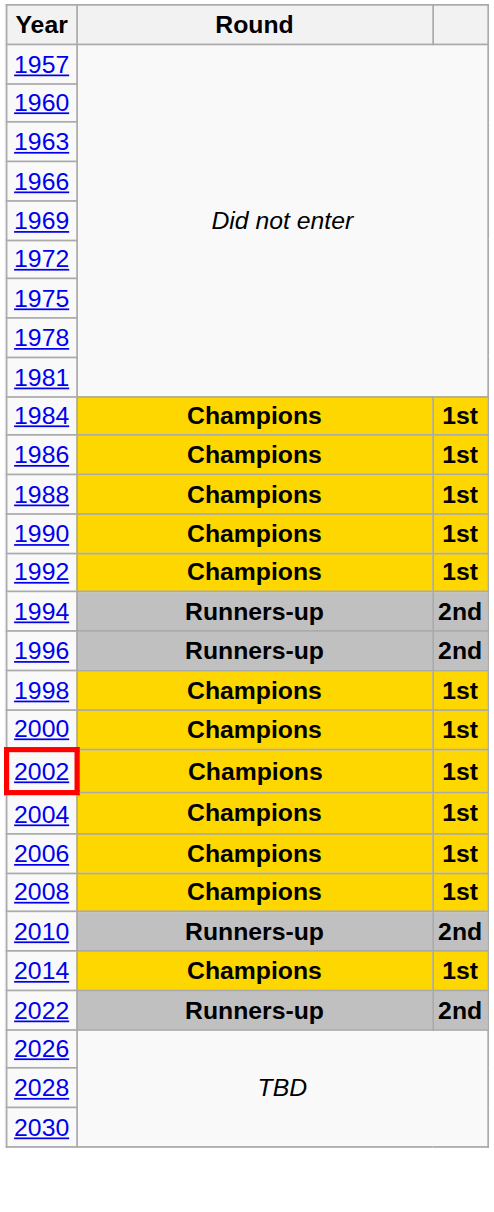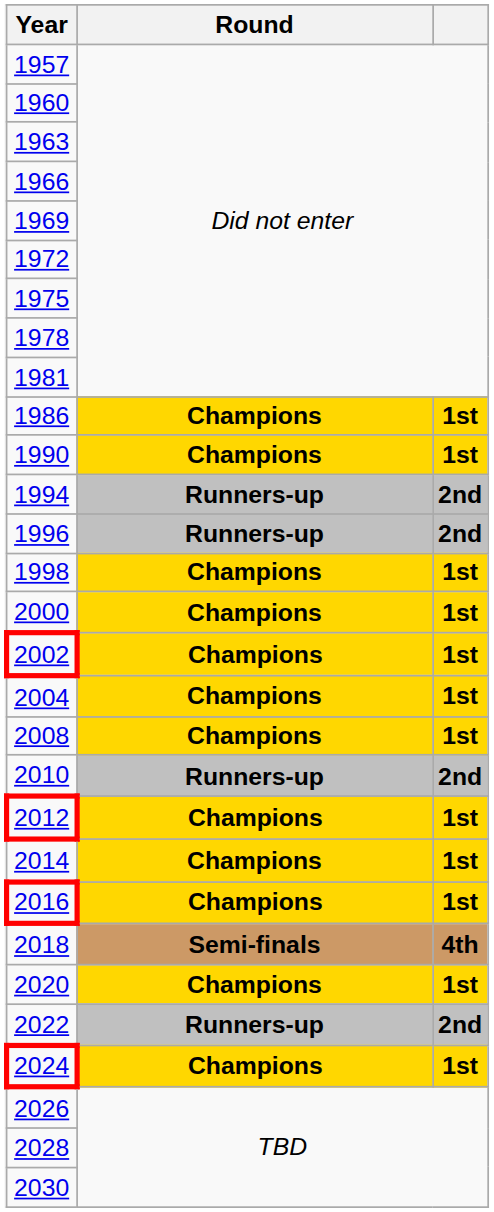- row: (42, 416)
- row: (42, 494)
- row: (42, 573)
- row: (42, 853)
+ row: (42, 818)
+ row: (42, 903)
+ row: (42, 945)
+ row: (42, 985)
+ row: (42, 1066)
